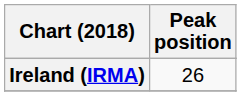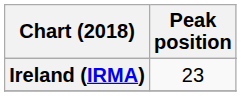(193, 74) 26 -> (193, 74) 23
